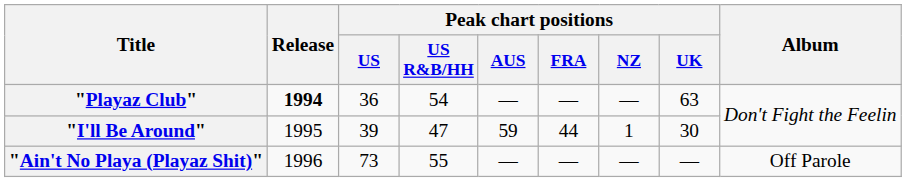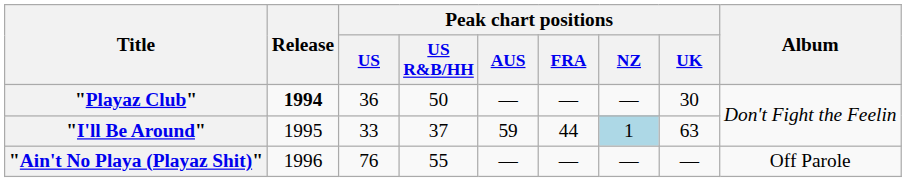(438, 99) 54 -> (438, 99) 50
(689, 99) 63 -> (689, 99) 30
(369, 130) 39 -> (369, 130) 33
(438, 130) 47 -> (438, 130) 37
(629, 130) no background -> (629, 130) lightblue background
(689, 130) 30 -> (689, 130) 63
(369, 161) 73 -> (369, 161) 76
